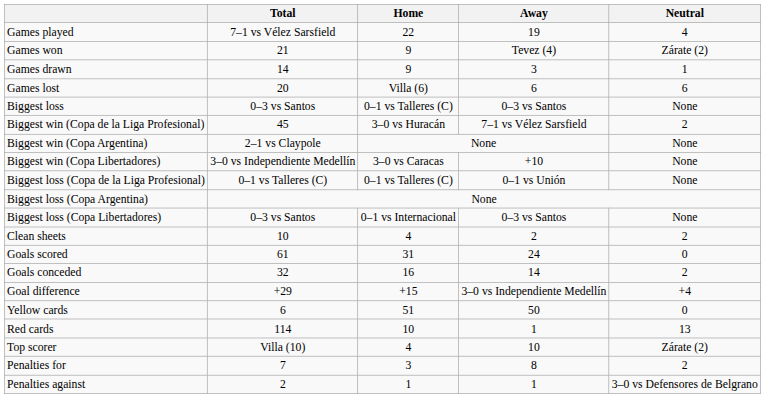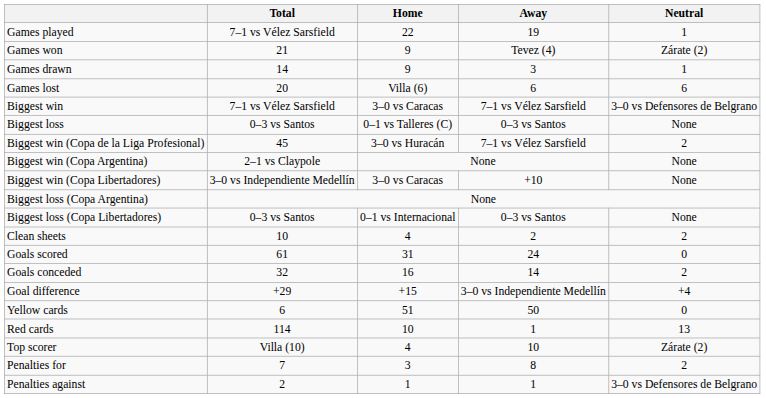(685, 32) 4 -> (684, 32) 1
+ row: (35, 106)
- row: (106, 180)
